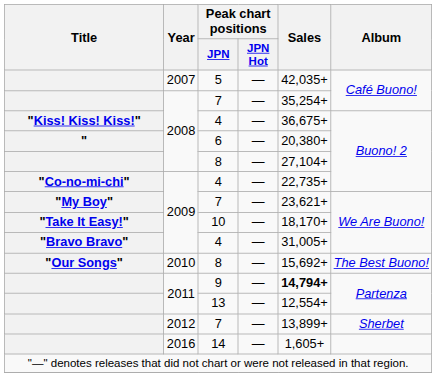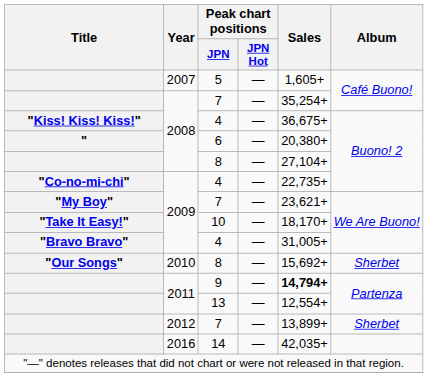(304, 80) 42,035+ -> (304, 80) 1,605+
(381, 263) The Best Buono! -> (377, 263) Sherbet
(304, 344) 1,605+ -> (304, 344) 42,035+
